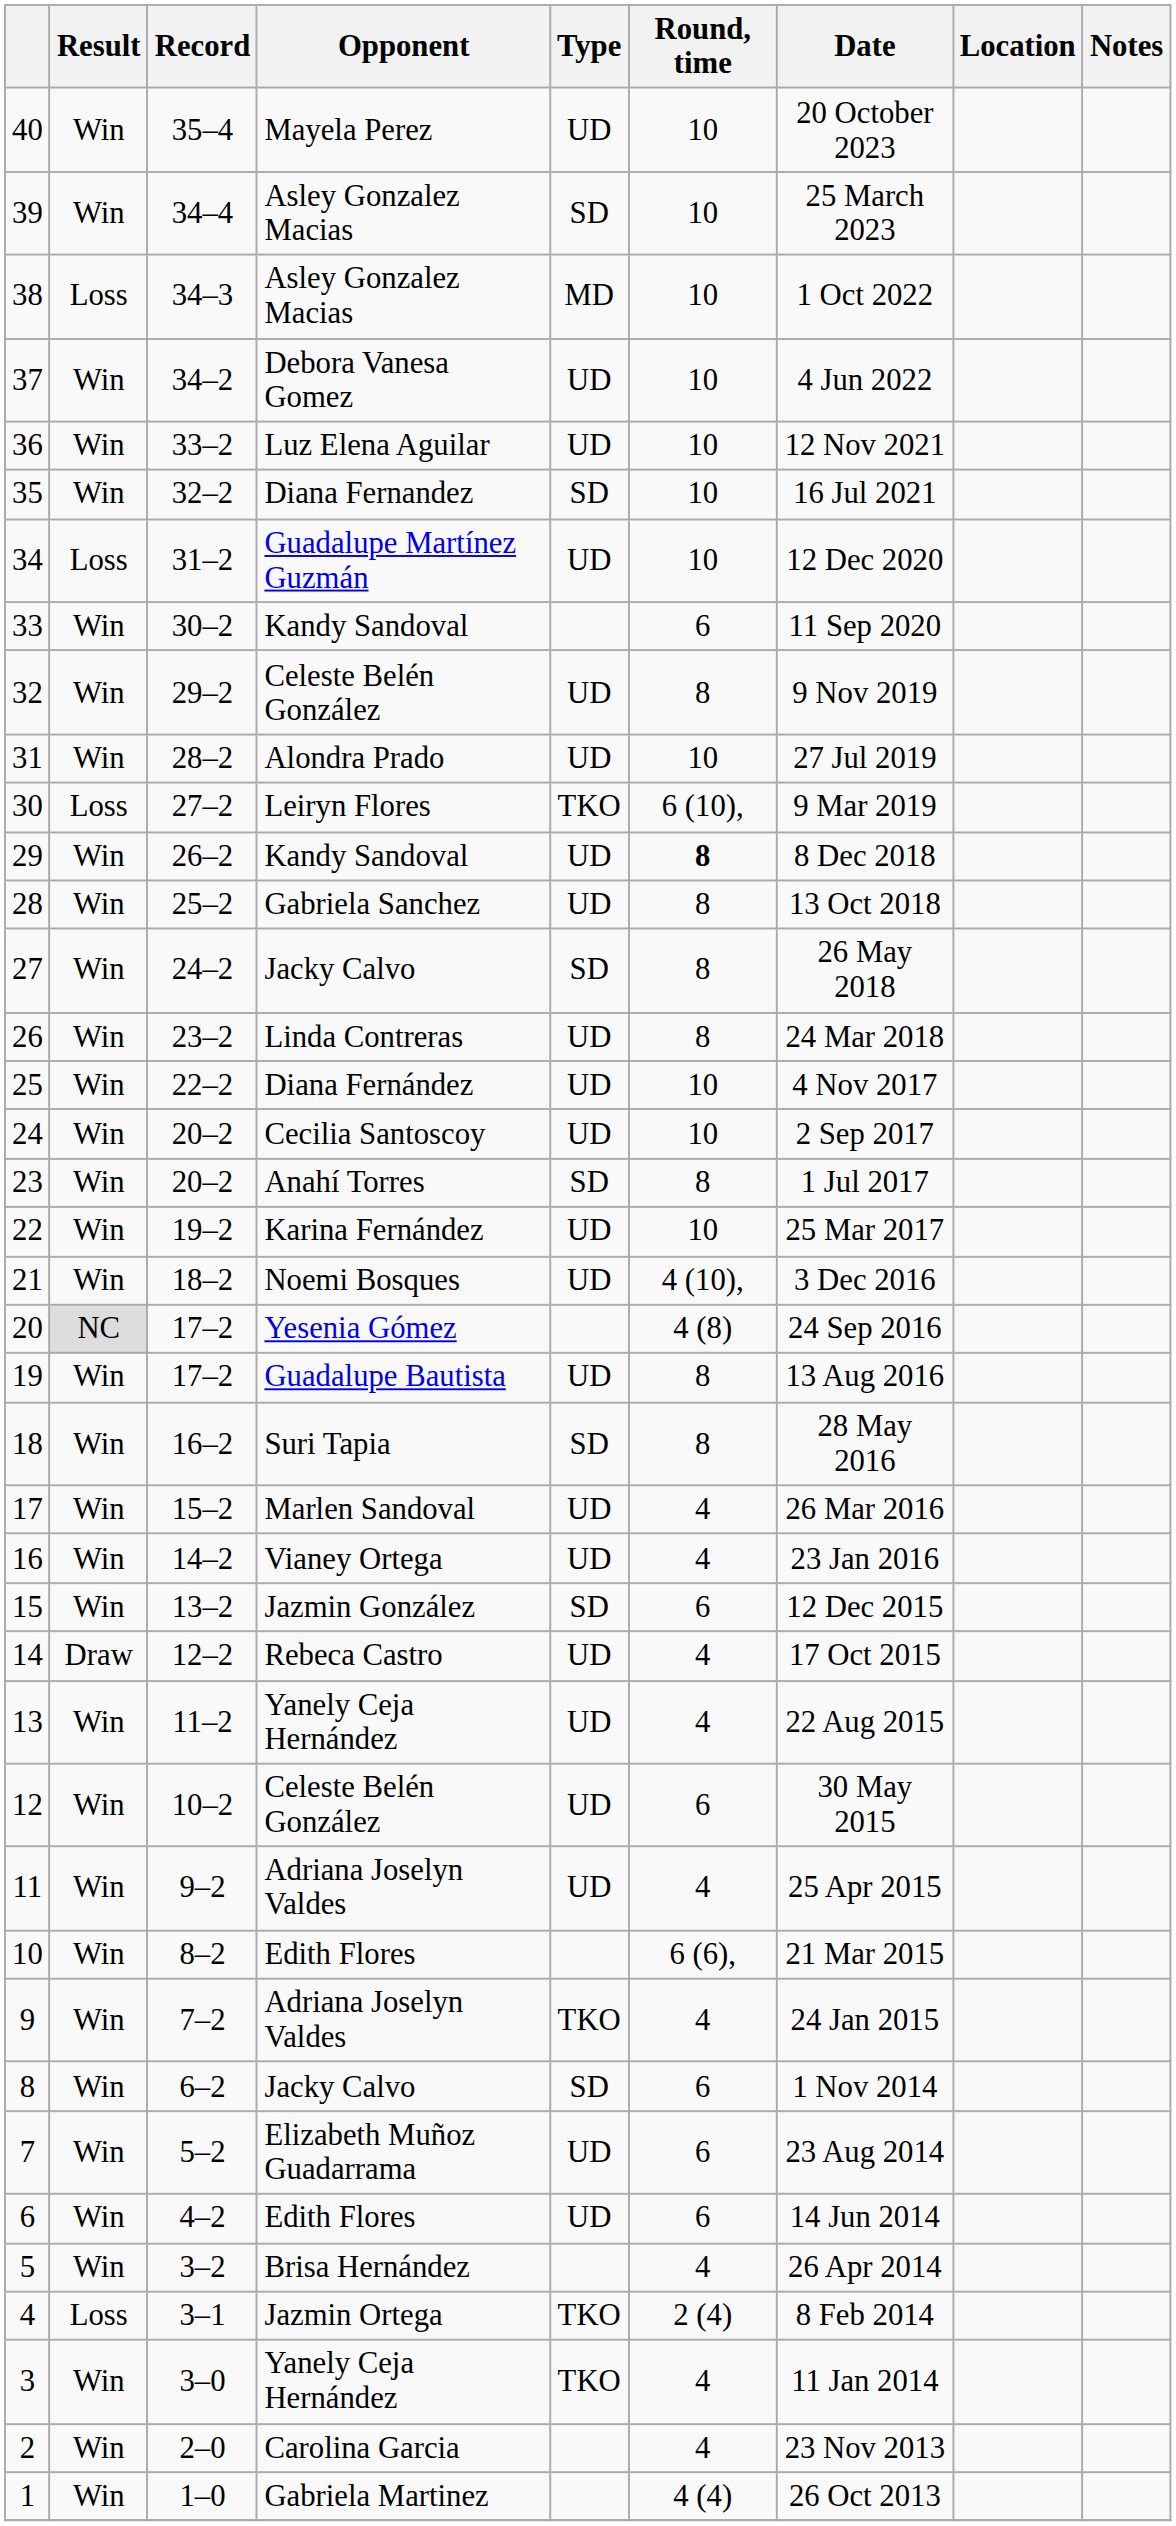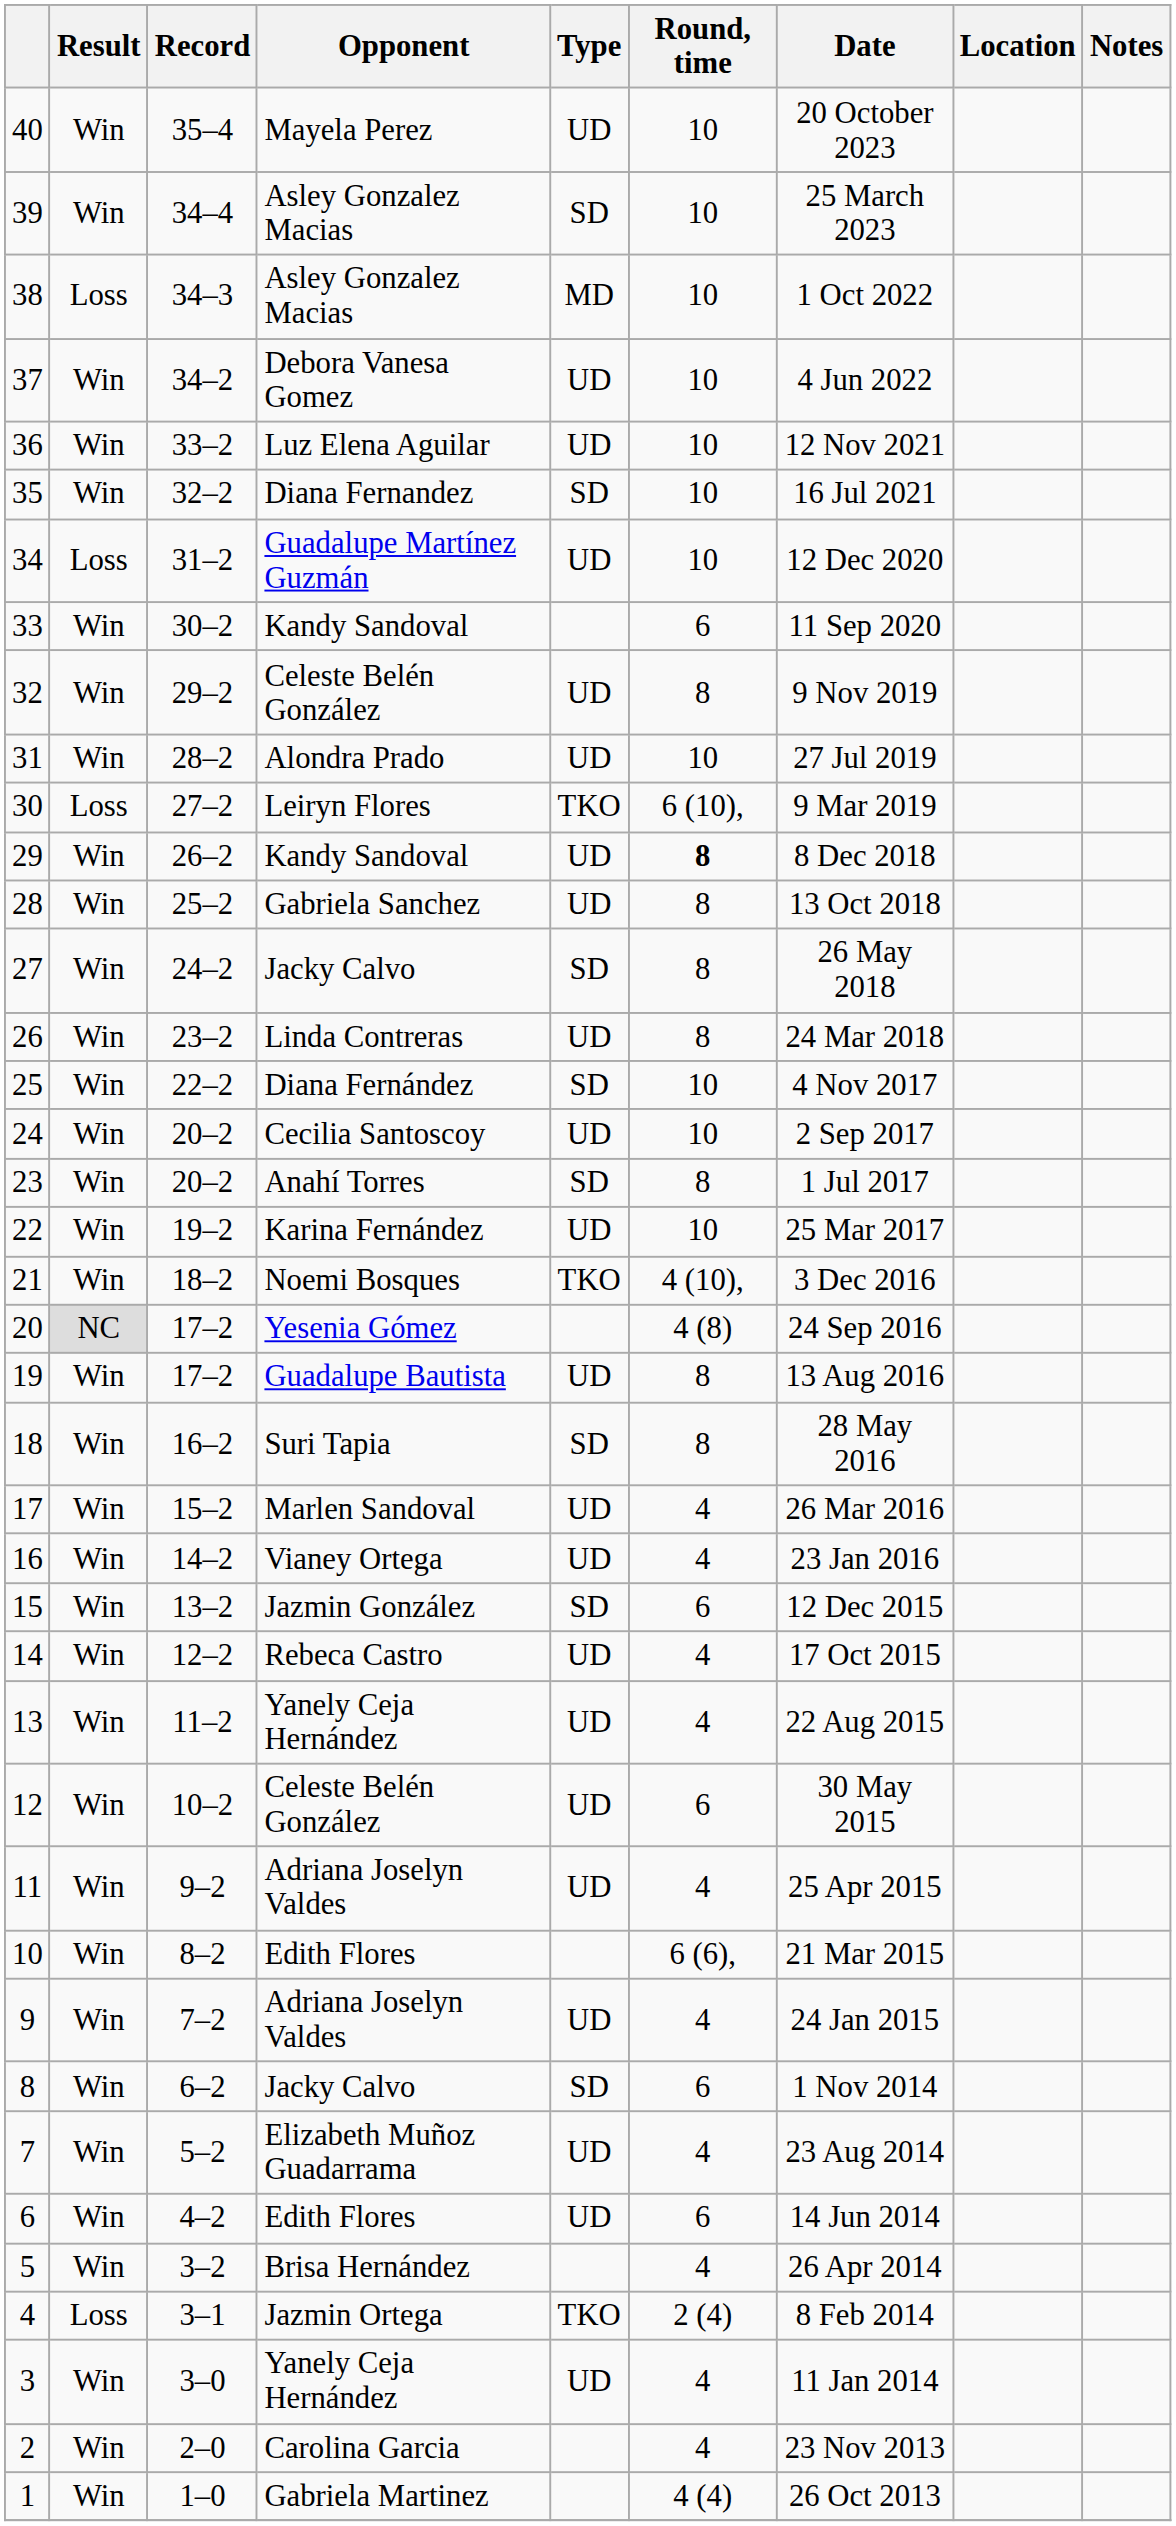(589, 1084) UD -> (589, 1084) SD
(589, 1279) UD -> (589, 1279) TKO
(99, 1655) Draw -> (99, 1655) Win
(589, 2019) TKO -> (589, 2019) UD
(703, 2151) 6 -> (703, 2151) 4
(589, 2381) TKO -> (589, 2381) UD
